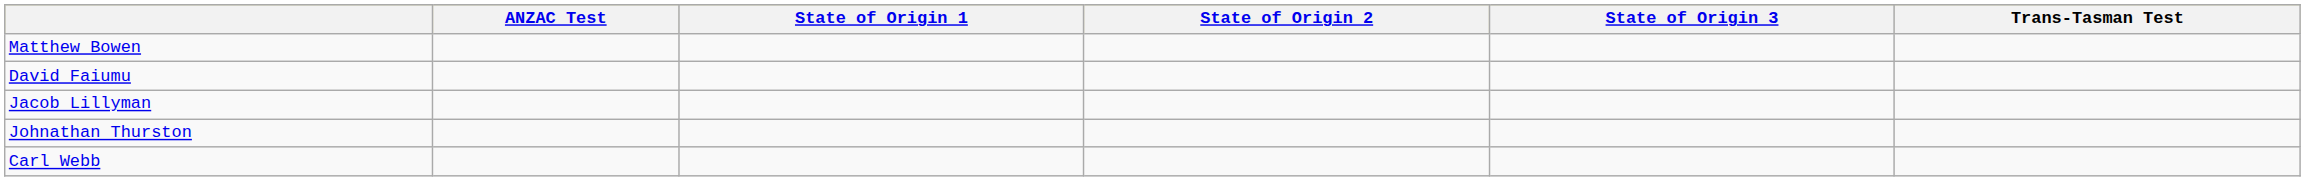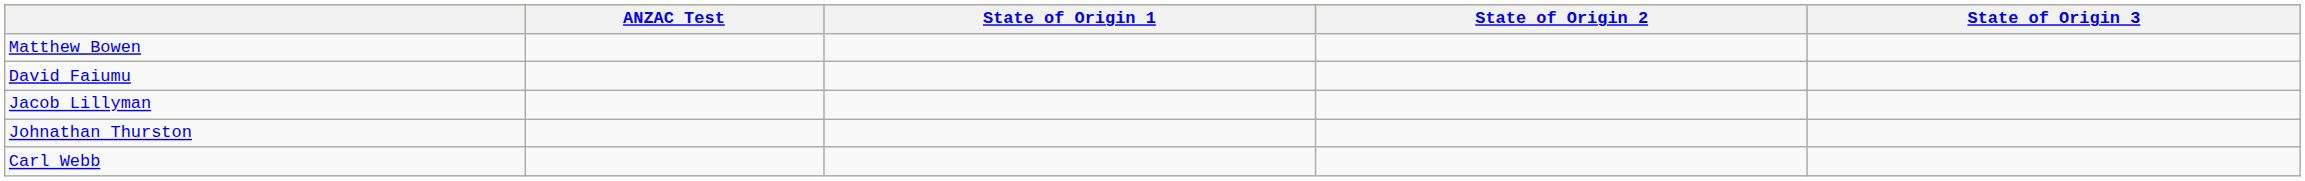- column: (2097, 19)
